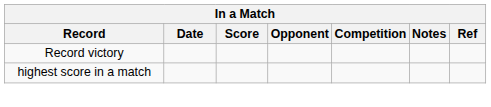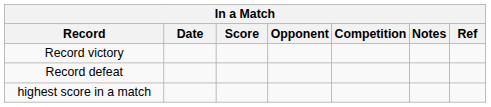+ row: (84, 72)
